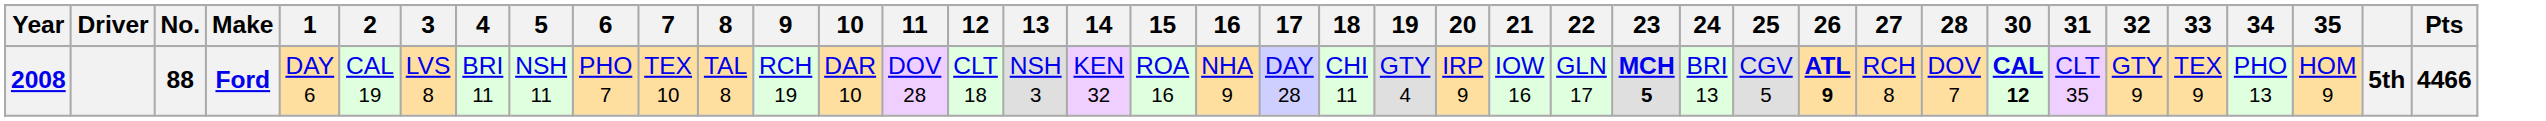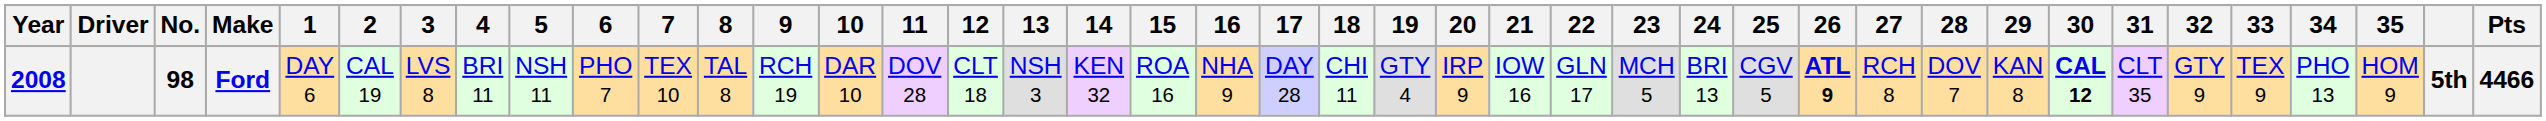+ column: (2018, 25)
(180, 80) 88 -> (180, 80) 98
(1647, 80) bold -> (1647, 79) normal
